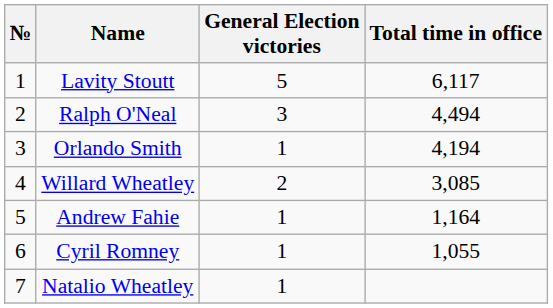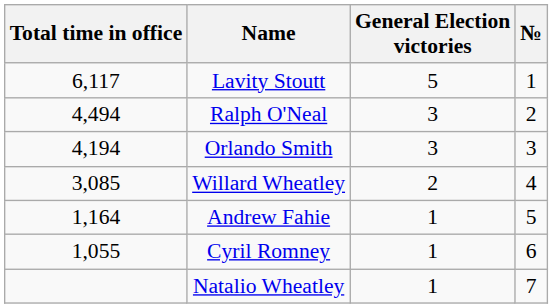columns swapped: (21, 33) <-> (456, 33)
(282, 148) 1 -> (433, 148) 3
